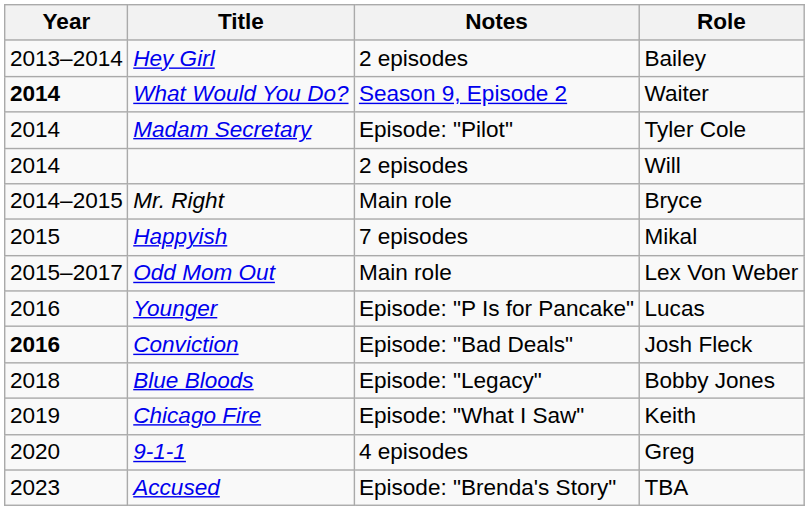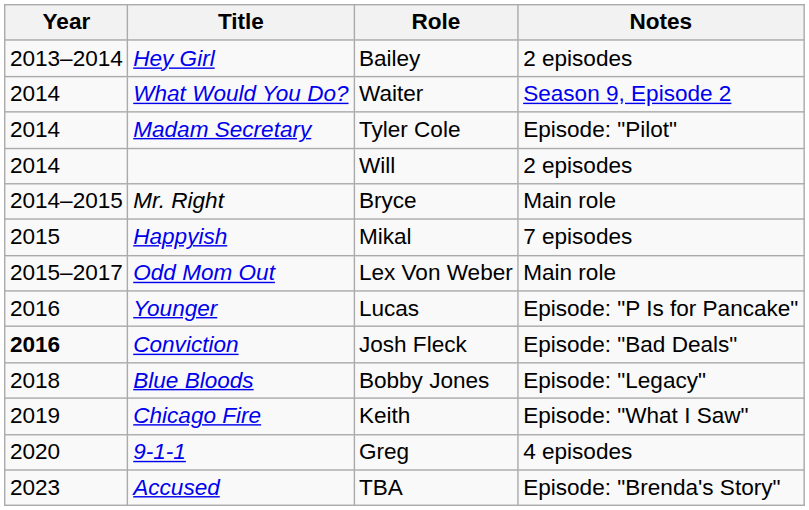columns swapped: (721, 22) <-> (497, 22)
(35, 93) bold -> (35, 93) normal
